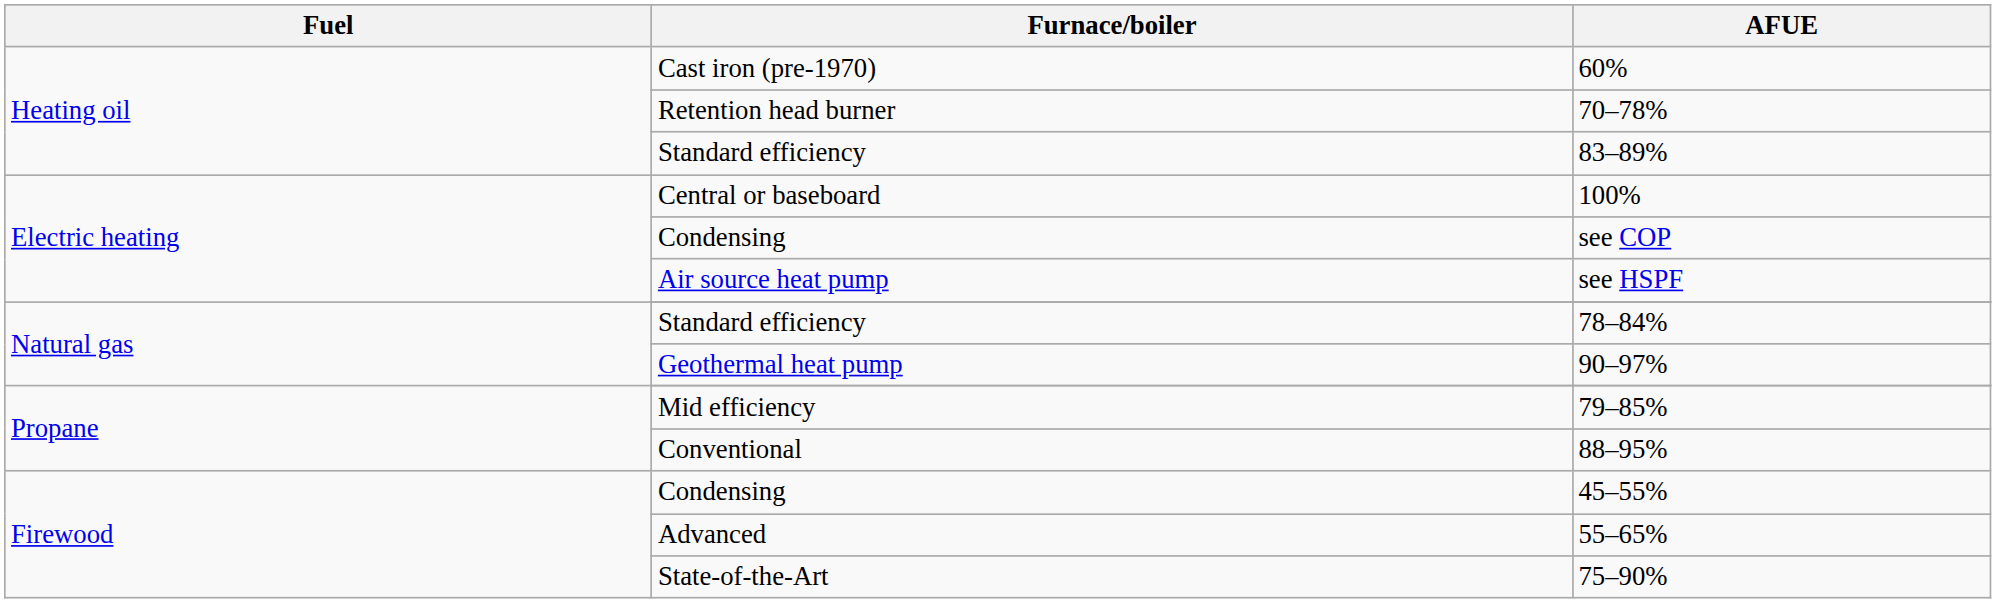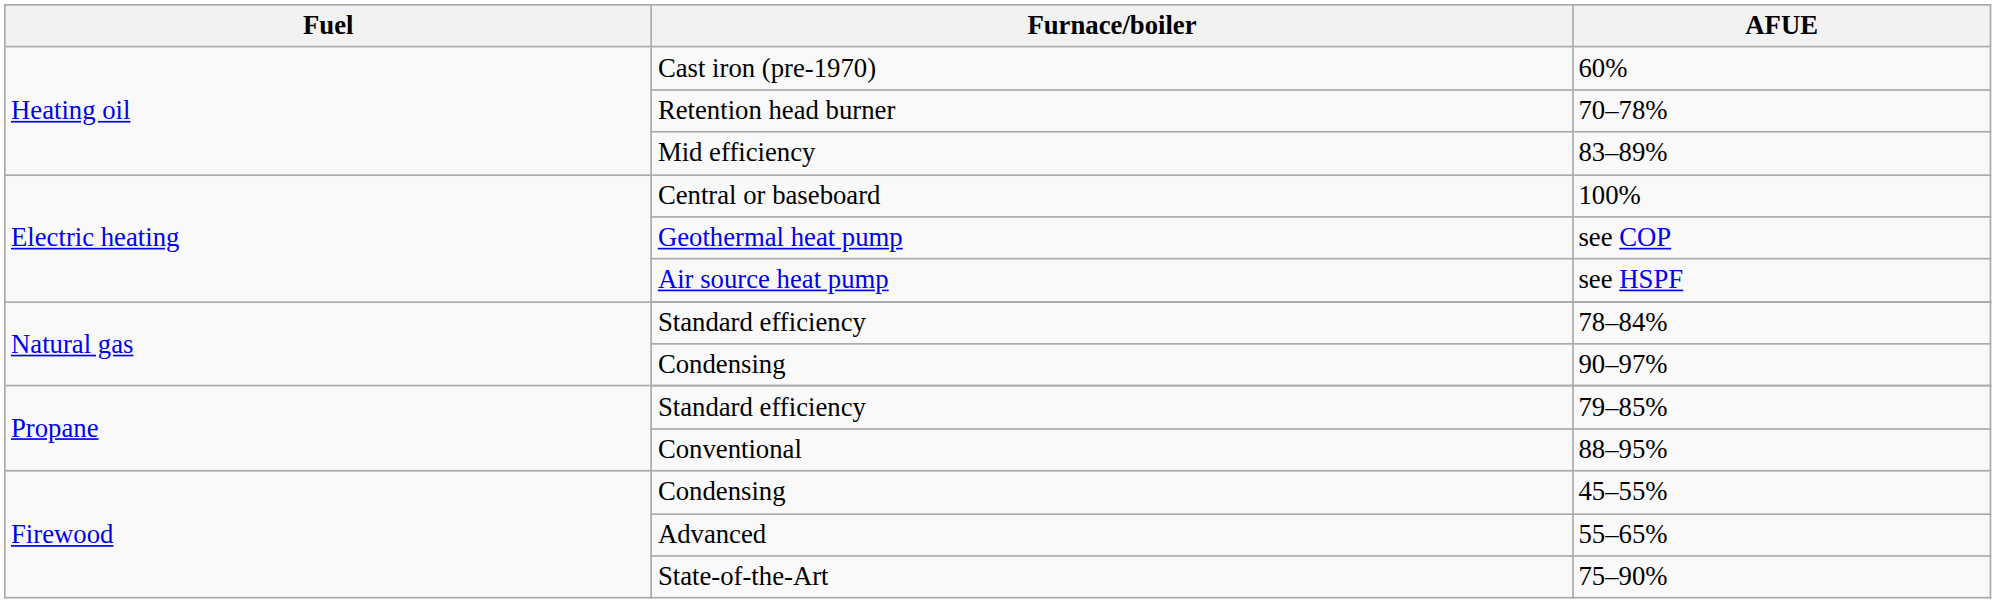(762, 152) Standard efficiency -> (737, 152) Mid efficiency
(722, 237) Condensing -> (780, 237) Geothermal heat pump
(780, 364) Geothermal heat pump -> (722, 364) Condensing
(737, 407) Mid efficiency -> (762, 407) Standard efficiency
